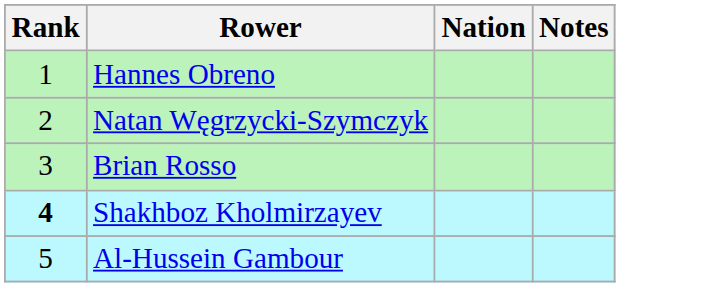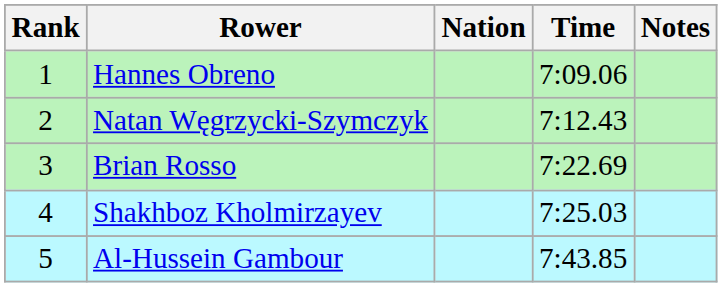+ column: (583, 27)
(46, 212) bold -> (46, 212) normal
